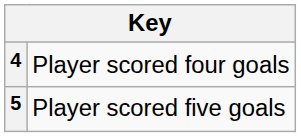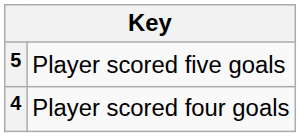rows swapped: (16, 59) <-> (16, 103)
